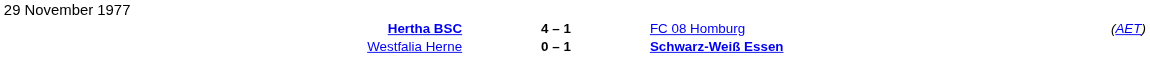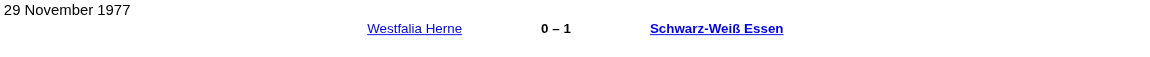- row: (425, 29)
